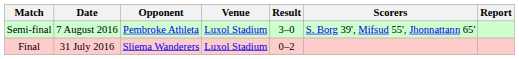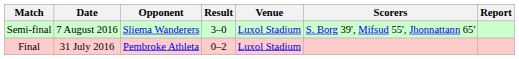columns swapped: (236, 12) <-> (287, 12)
(161, 29) Pembroke Athleta -> (161, 29) Sliema Wanderers
(161, 46) Sliema Wanderers -> (161, 46) Pembroke Athleta
